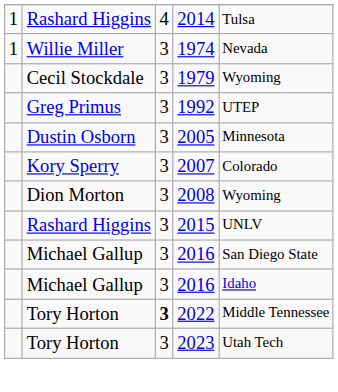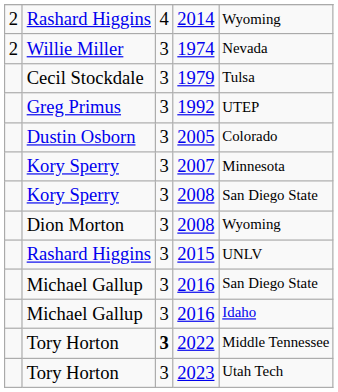(13, 19) 1 -> (13, 19) 2
(238, 19) Tulsa -> (252, 19) Wyoming
(13, 48) 1 -> (13, 48) 2
(252, 78) Wyoming -> (238, 78) Tulsa
(254, 136) Minnesota -> (250, 136) Colorado
(250, 166) Colorado -> (254, 166) Minnesota
+ row: (73, 195)
